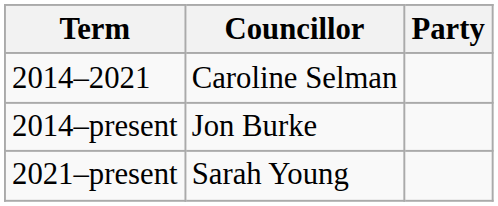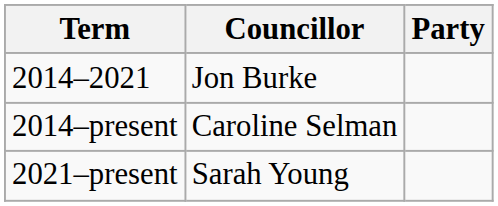(295, 77) Caroline Selman -> (254, 77) Jon Burke
(254, 126) Jon Burke -> (295, 126) Caroline Selman
